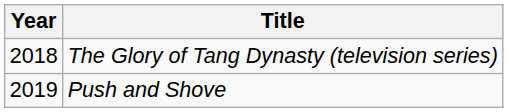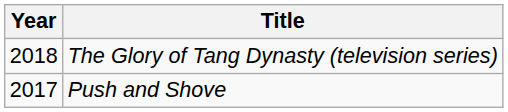(34, 90) 2019 -> (34, 90) 2017
